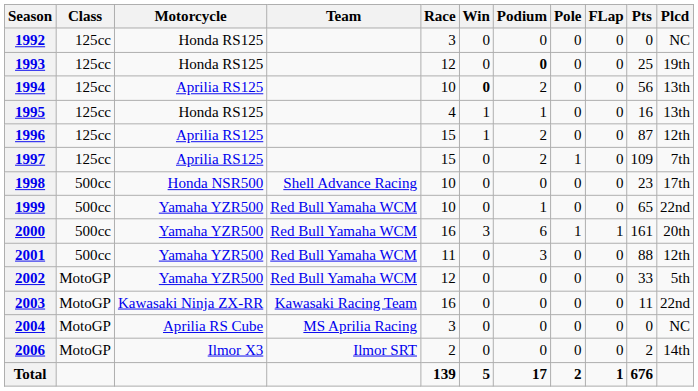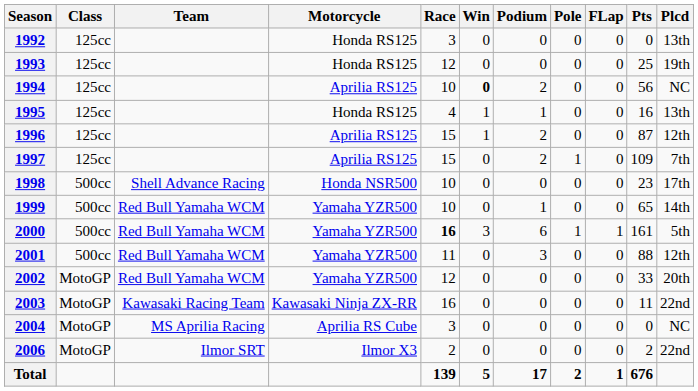columns swapped: (191, 16) <-> (344, 16)
(680, 40) NC -> (677, 40) 13th
(543, 64) bold -> (543, 64) normal
(677, 87) 13th -> (680, 87) NC
(675, 207) 22nd -> (677, 207) 14th
(448, 231) normal -> (448, 231) bold
(677, 231) 20th -> (680, 231) 5th
(680, 278) 5th -> (677, 278) 20th
(677, 350) 14th -> (675, 350) 22nd
